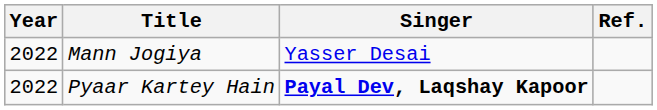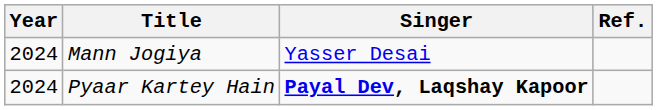(34, 54) 2022 -> (34, 54) 2024
(34, 87) 2022 -> (34, 87) 2024
